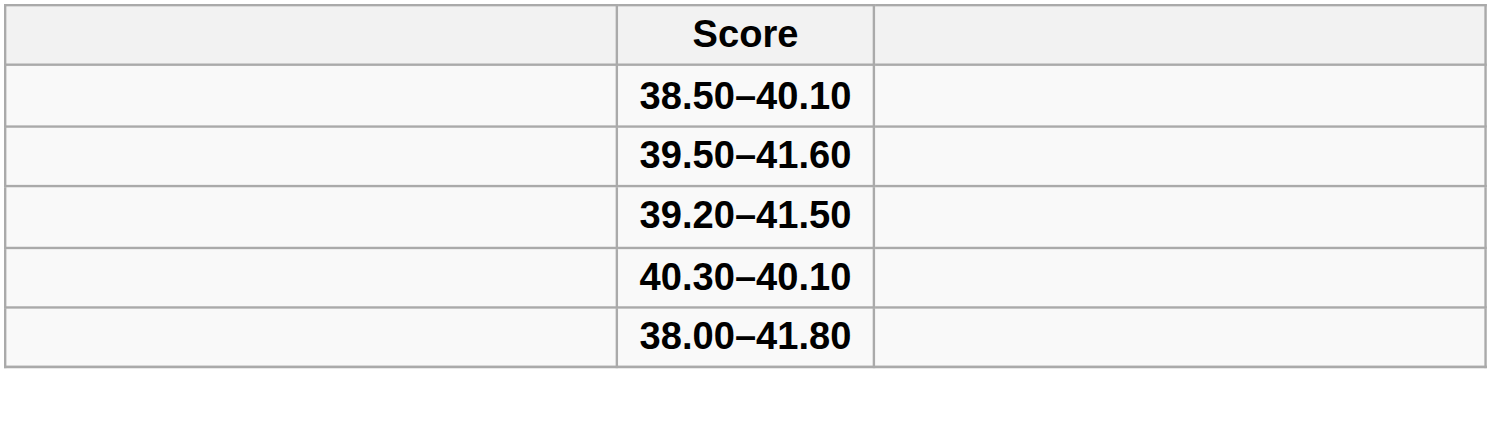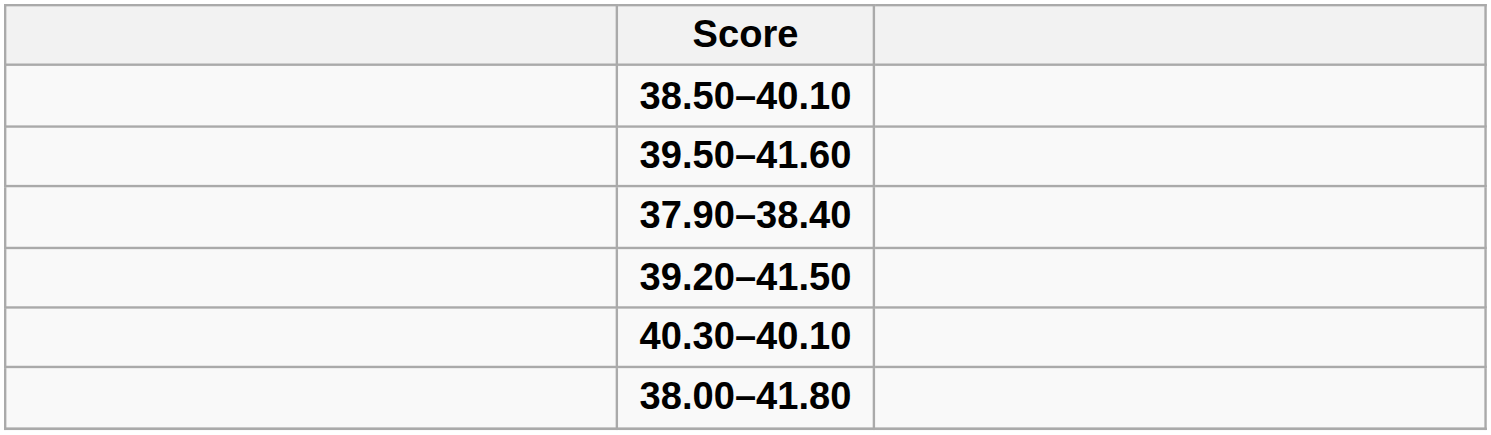+ row: (746, 215)
